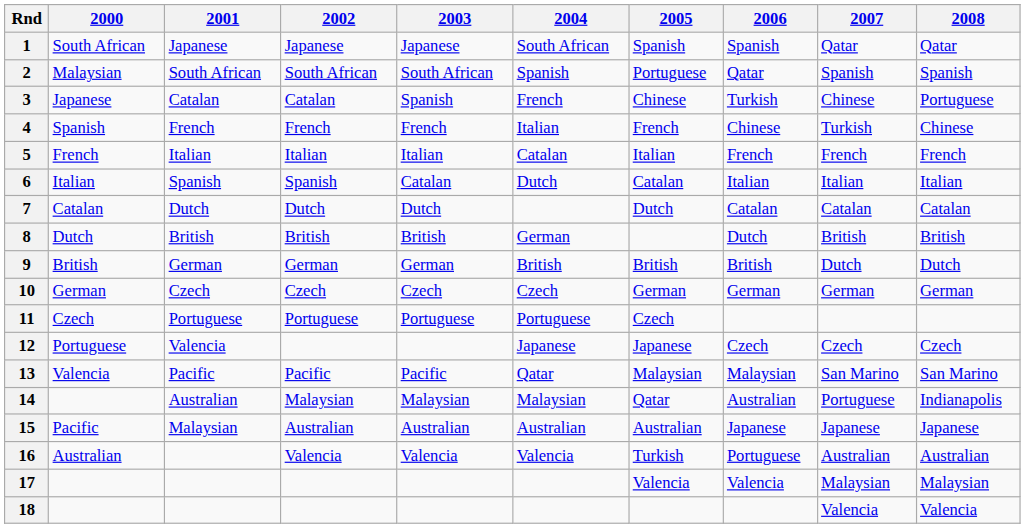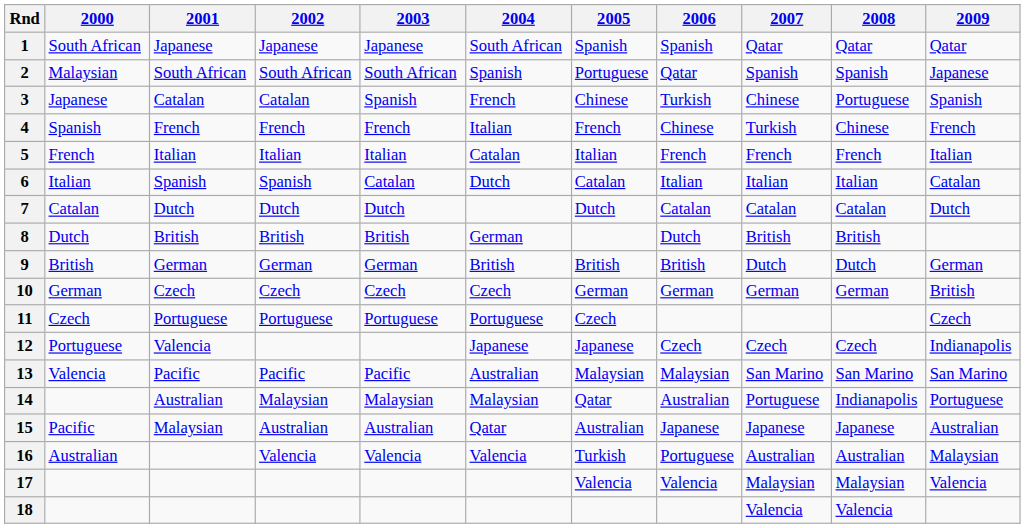+ column: (973, 18)
(535, 373) Qatar -> (504, 373) Australian
(551, 428) Australian -> (488, 428) Qatar
